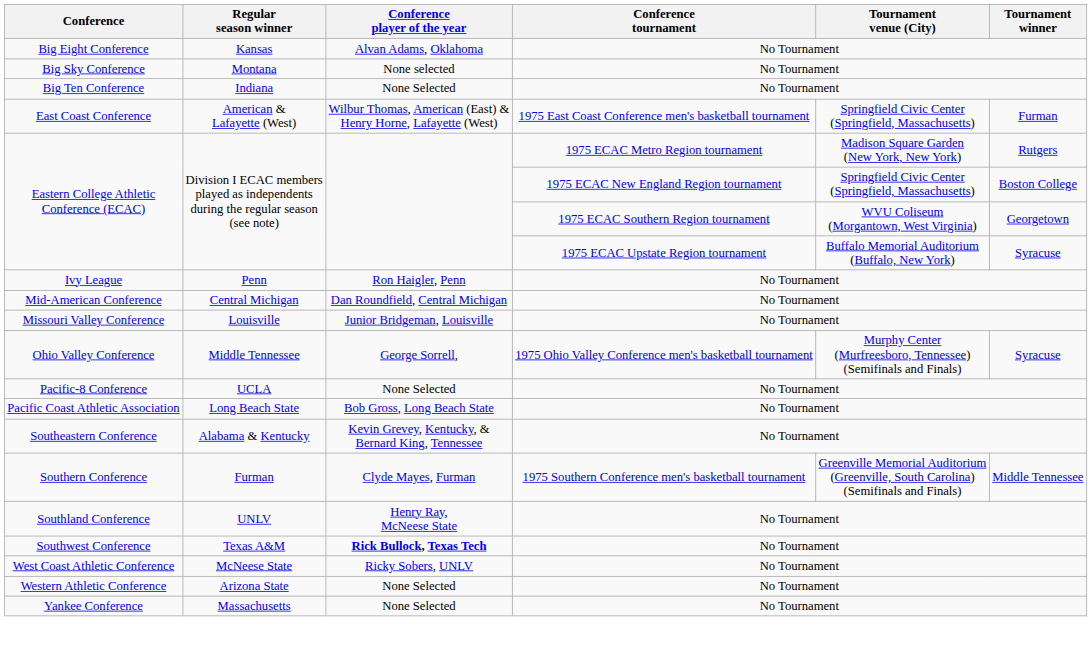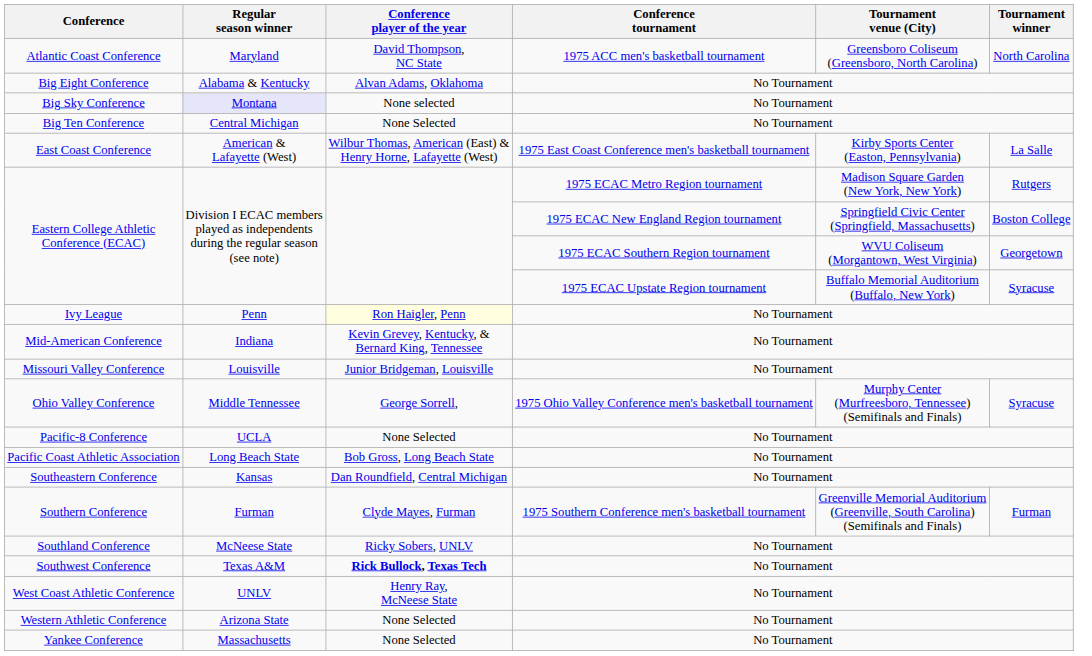+ row: (93, 55)
(254, 48) Kansas -> (254, 83) Alabama & Kentucky
(254, 68) no background -> (254, 103) lavender background
(254, 88) Indiana -> (254, 123) Central Michigan
(903, 116) Springfield Civic Center (Springfield, Massachusetts) -> (903, 150) Kirby Sports Center (Easton, Pennsylvania)
(1038, 116) Furman -> (1031, 150) La Salle
(419, 280) no background -> (419, 314) lightyellow background
(254, 300) Central Michigan -> (254, 341) Indiana
(419, 300) Dan Roundfield, Central Michigan -> (419, 341) Kevin Grevey, Kentucky, & Bernard King, Tennessee
(254, 436) Alabama & Kentucky -> (254, 477) Kansas
(419, 436) Kevin Grevey, Kentucky, & Bernard King, Tennessee -> (419, 477) Dan Roundfield, Central Michigan
(1038, 477) Middle Tennessee -> (1031, 511) Furman
(254, 518) UNLV -> (254, 545) McNeese State
(419, 518) Henry Ray, McNeese State -> (419, 545) Ricky Sobers, UNLV
(254, 566) McNeese State -> (254, 593) UNLV
(419, 566) Ricky Sobers, UNLV -> (419, 593) Henry Ray, McNeese State
